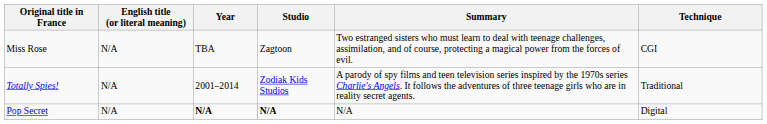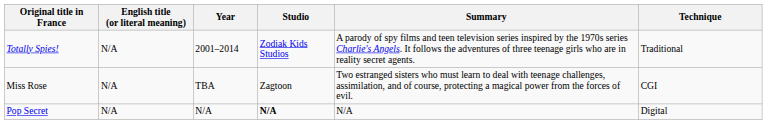rows swapped: (27, 48) <-> (33, 85)
(204, 111) bold -> (204, 111) normal
